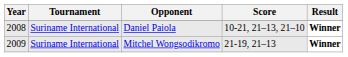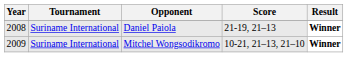(265, 28) 10-21, 21–13, 21–10 -> (250, 28) 21-19, 21–13
(250, 44) 21-19, 21–13 -> (265, 44) 10-21, 21–13, 21–10
